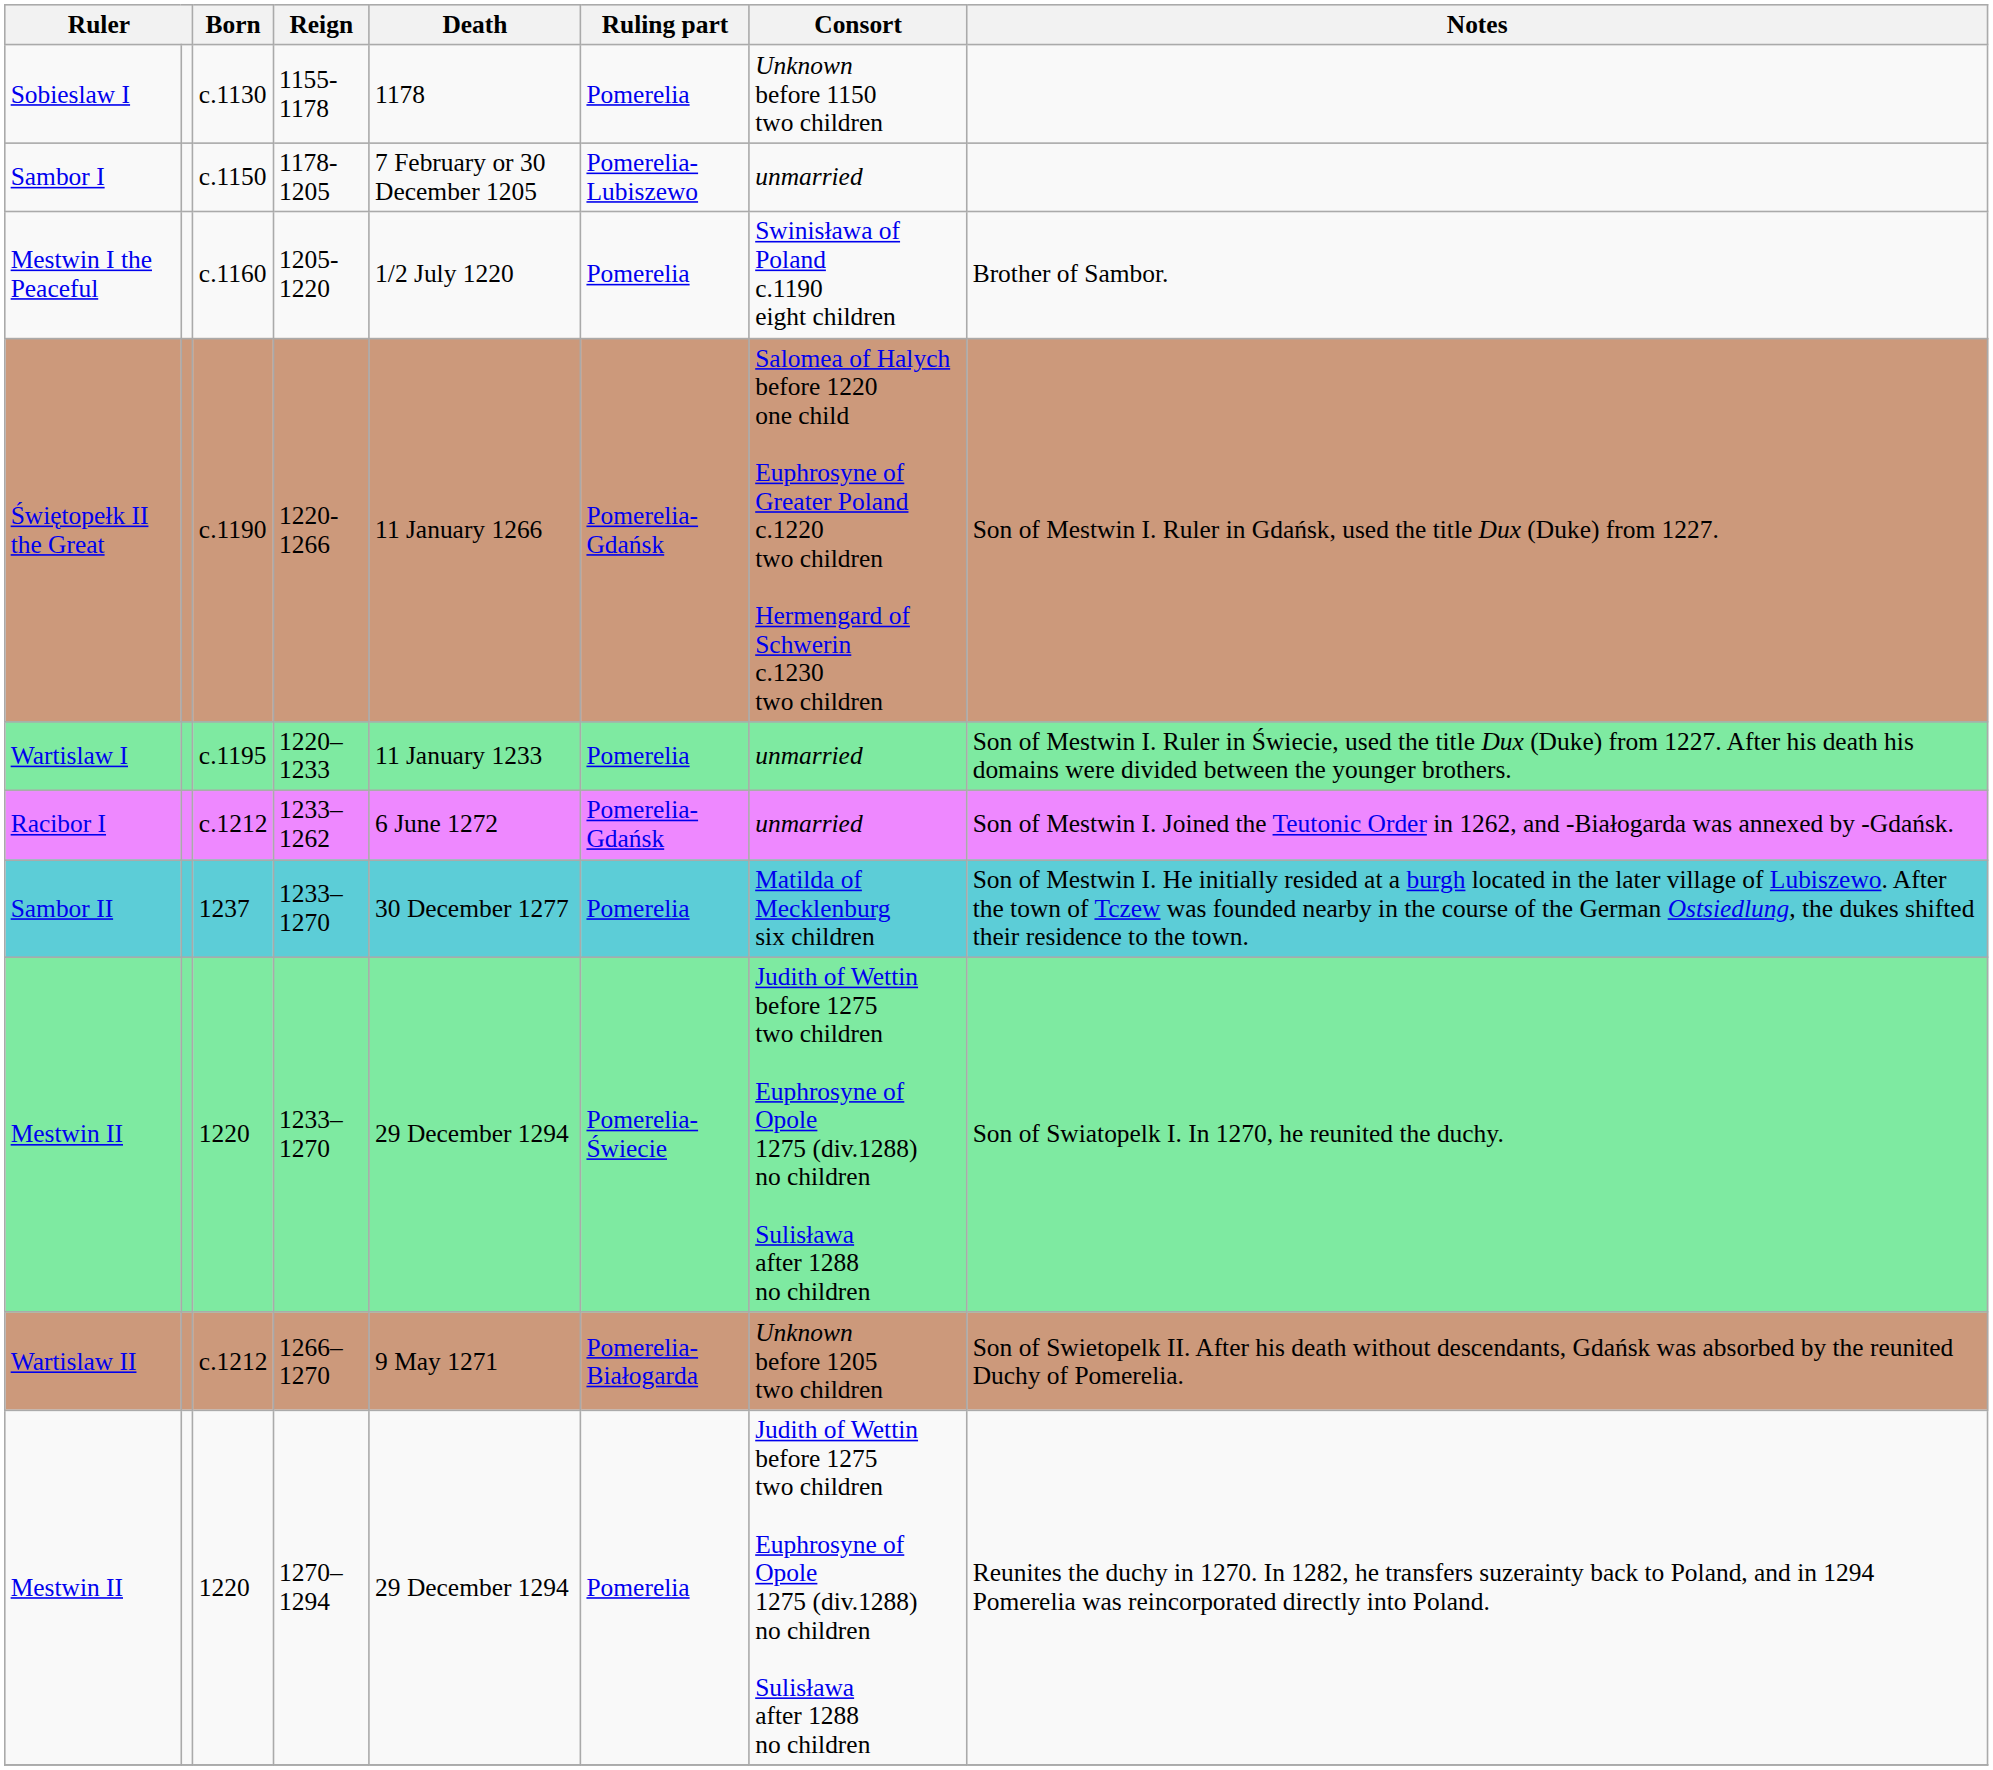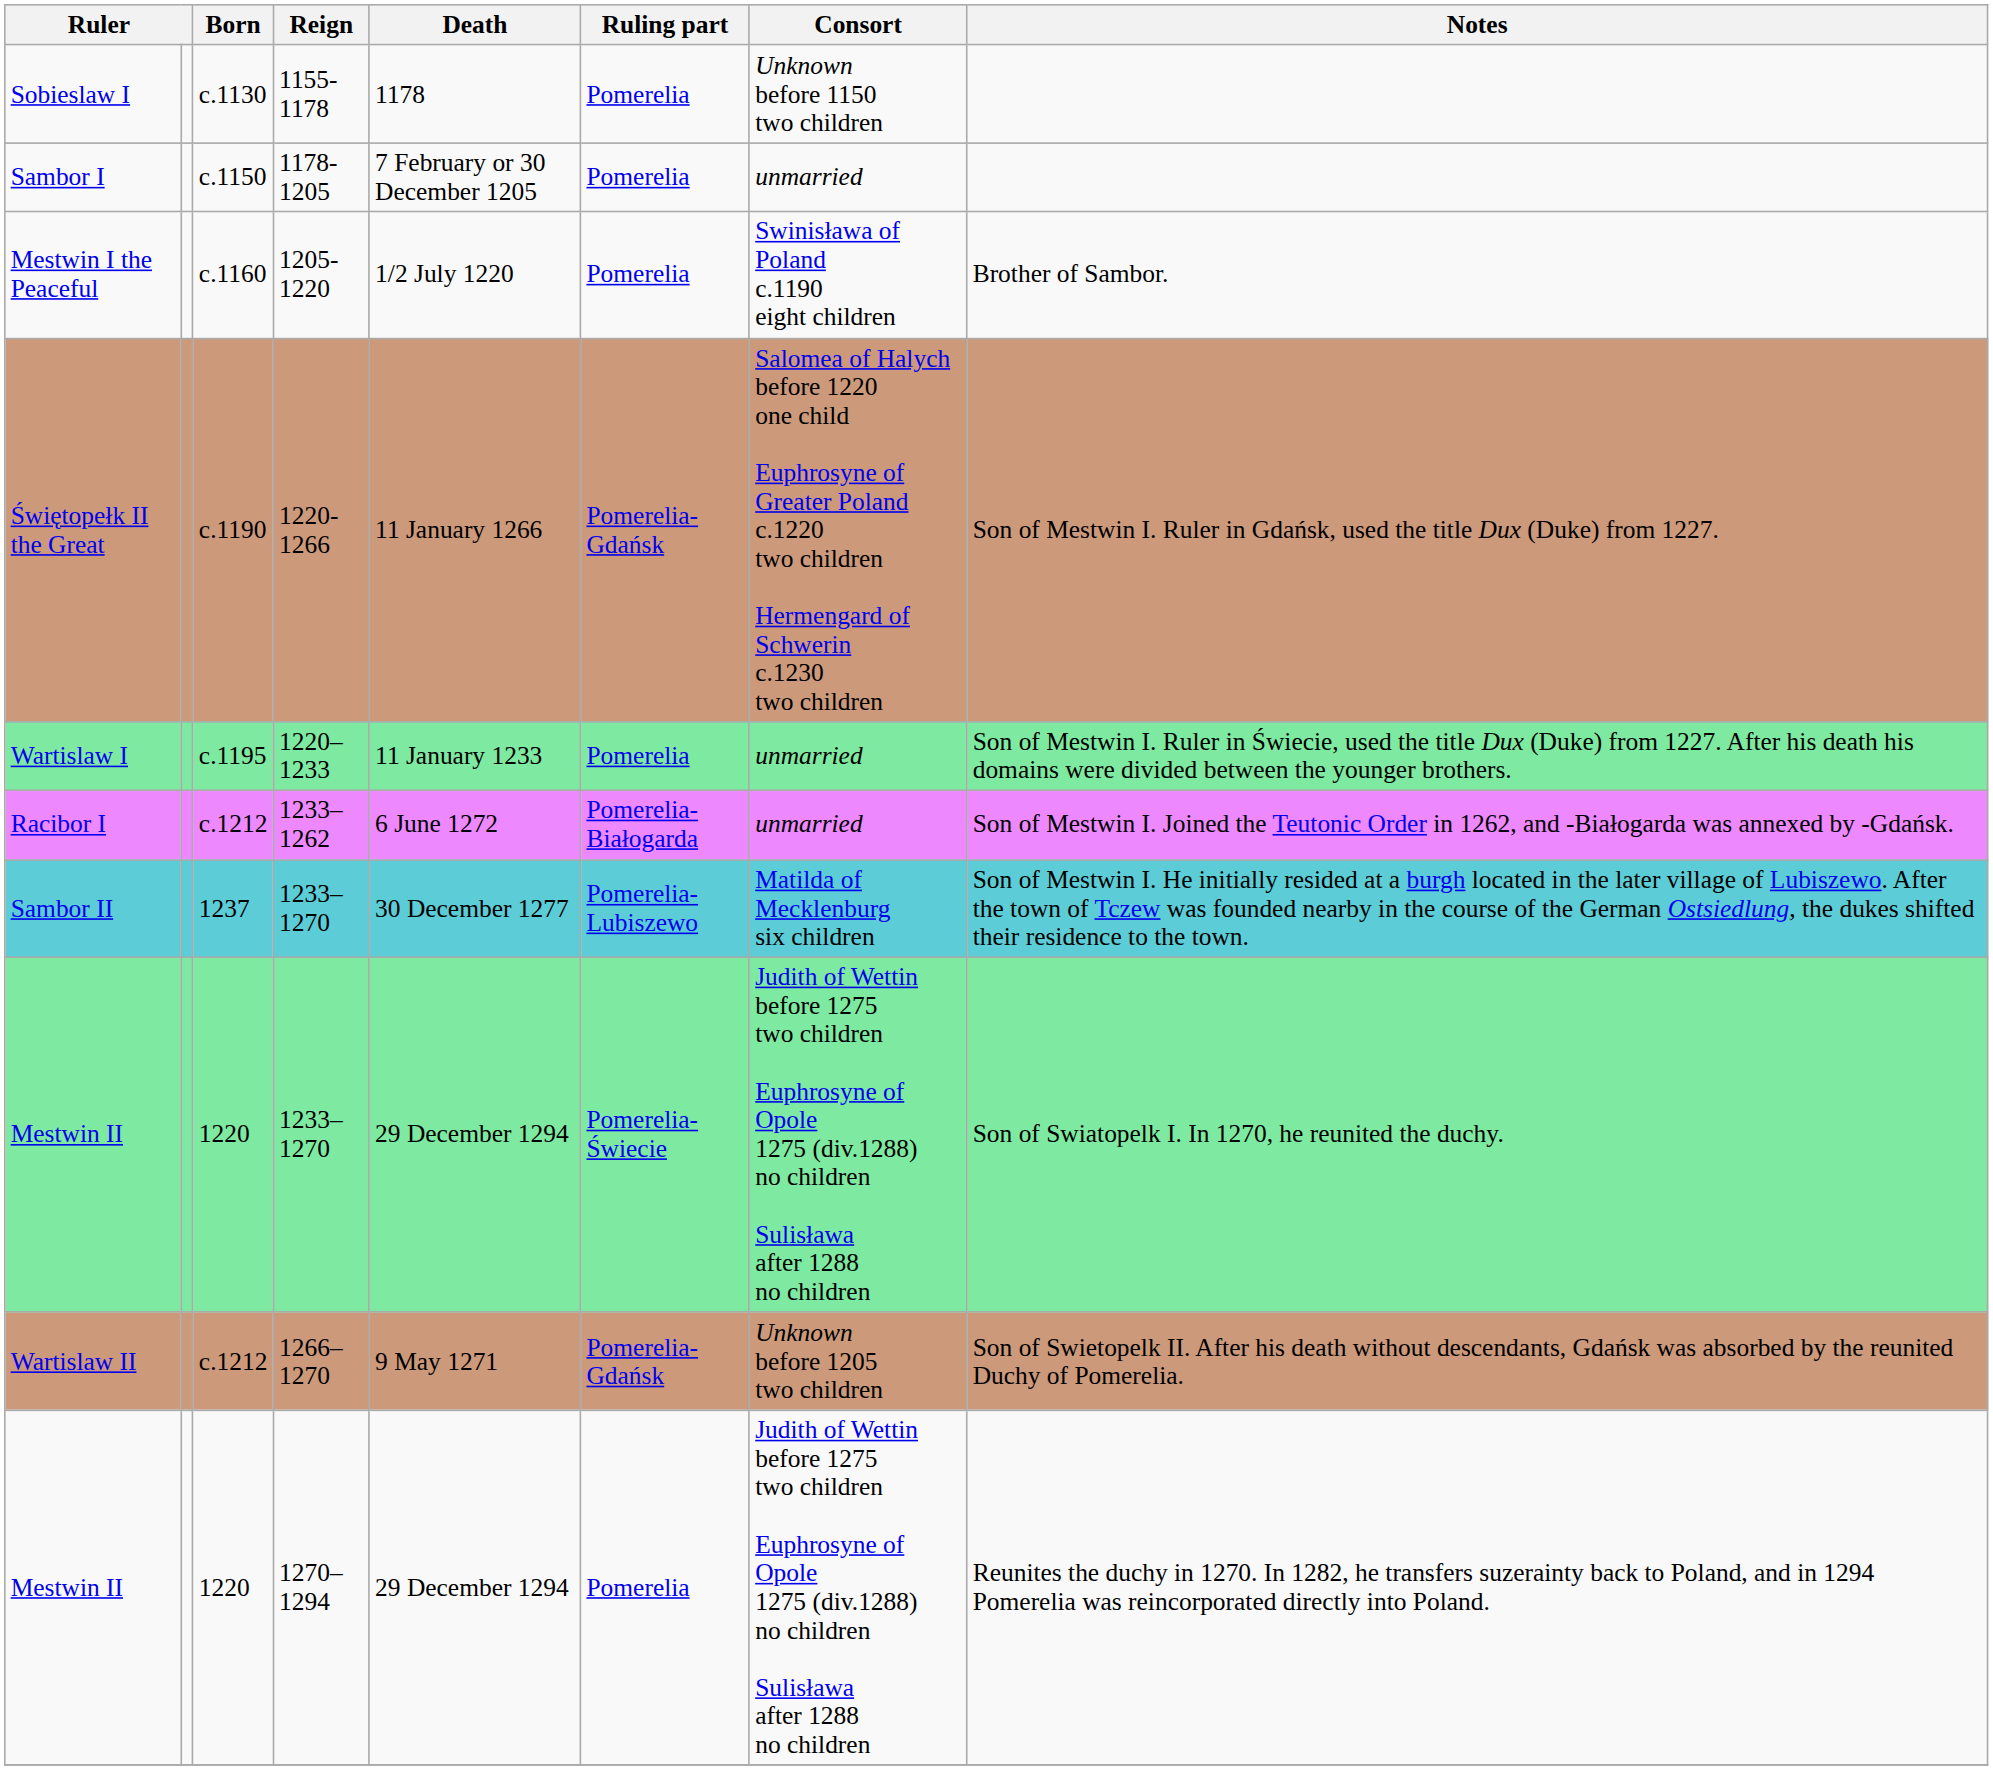(642, 176) Pomerelia-Lubiszewo -> (638, 176) Pomerelia
(642, 824) Pomerelia-Gdańsk -> (642, 824) Pomerelia-Białogarda
(638, 908) Pomerelia -> (642, 908) Pomerelia-Lubiszewo
(642, 1360) Pomerelia-Białogarda -> (642, 1360) Pomerelia-Gdańsk
